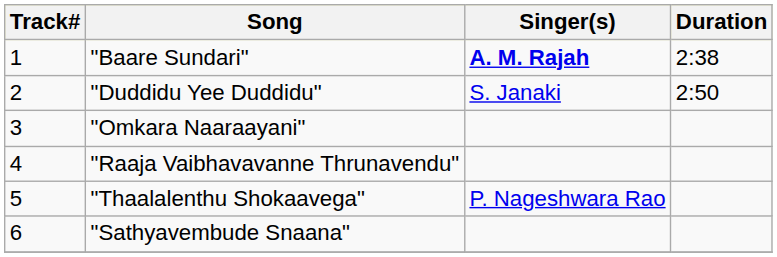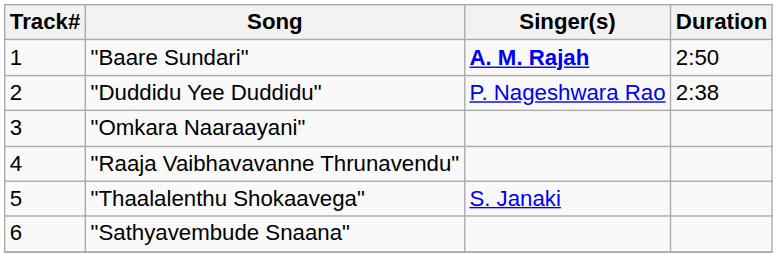(697, 57) 2:38 -> (697, 57) 2:50
(515, 92) S. Janaki -> (568, 92) P. Nageshwara Rao
(697, 92) 2:50 -> (697, 92) 2:38
(568, 198) P. Nageshwara Rao -> (515, 198) S. Janaki
